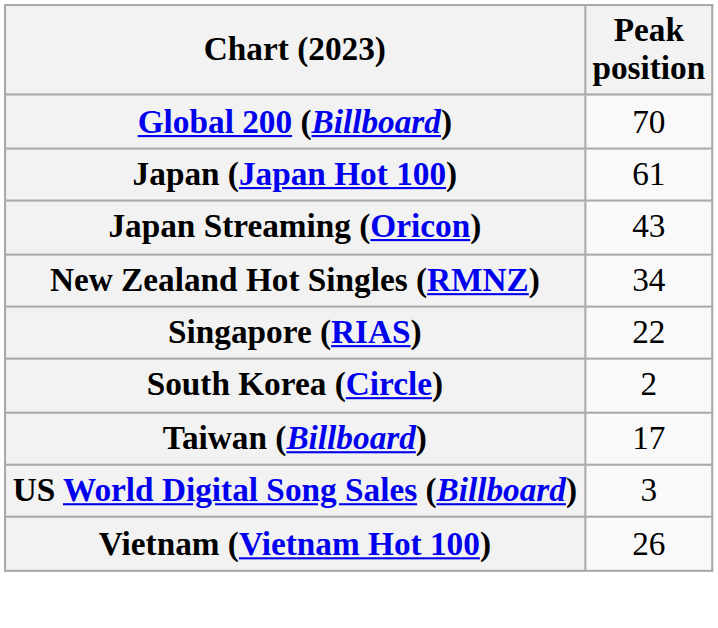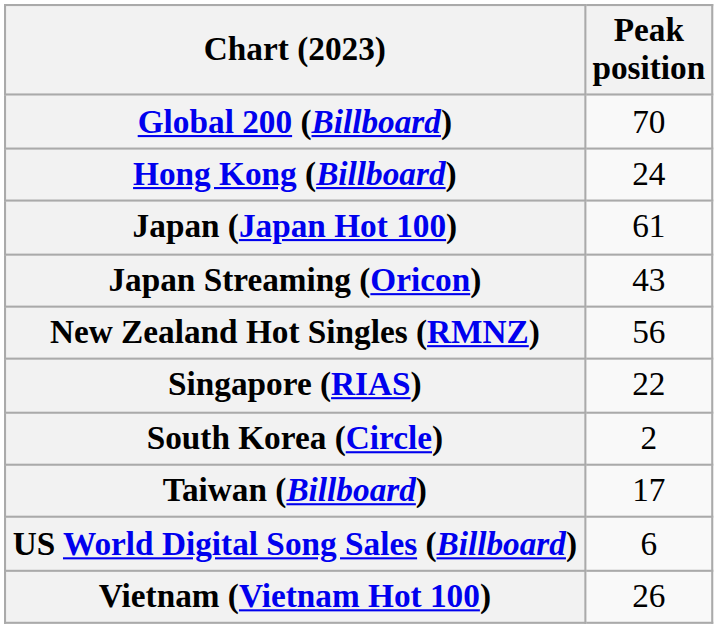+ row: (295, 173)
(649, 279) 34 -> (649, 332) 56
(649, 490) 3 -> (649, 543) 6
